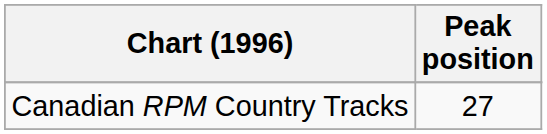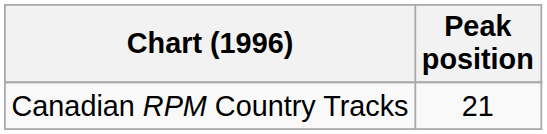(478, 105) 27 -> (478, 105) 21
